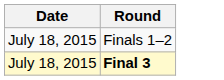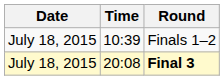+ column: (122, 16)
